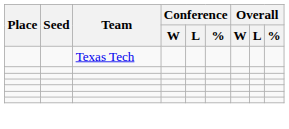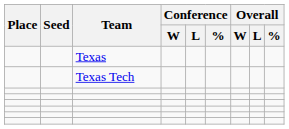+ row: (22, 56)
